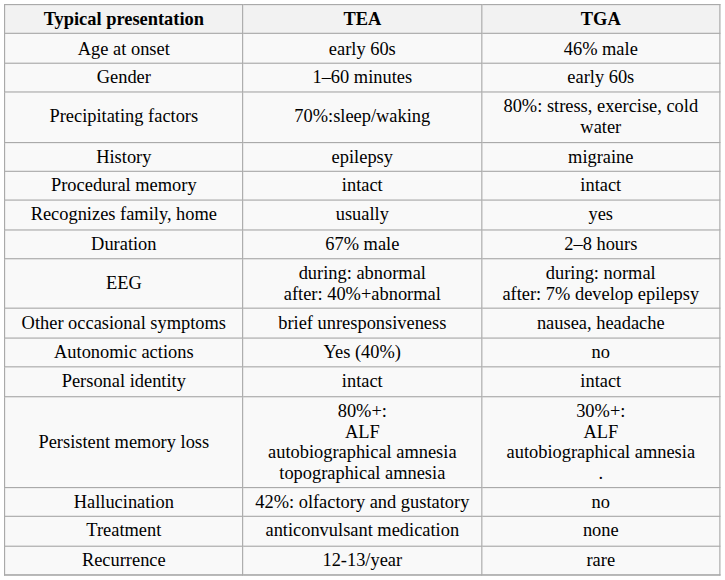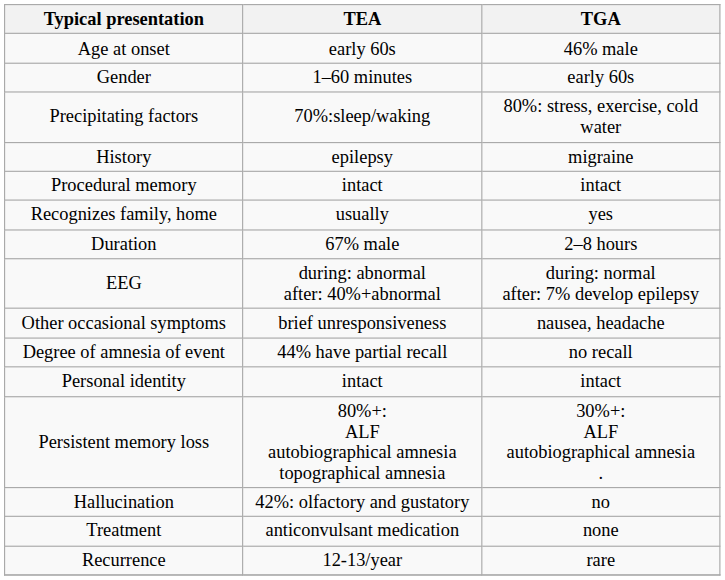- row: (124, 352)
+ row: (124, 352)
